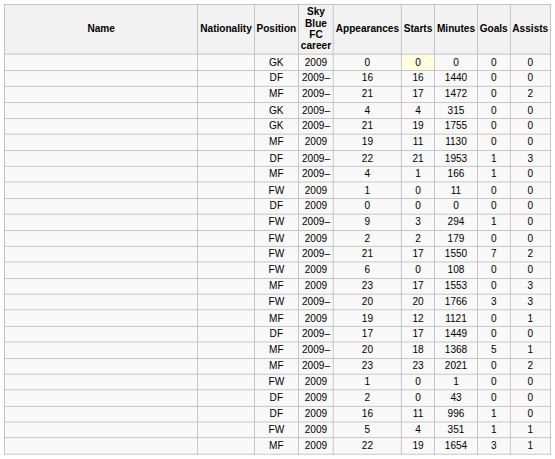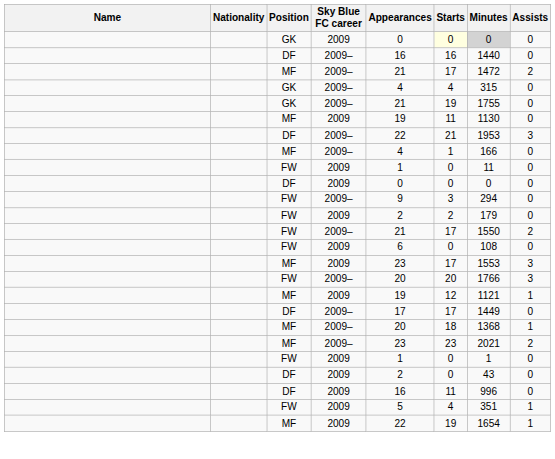- column: (494, 29)
(456, 62) no background -> (489, 39) lightgrey background
